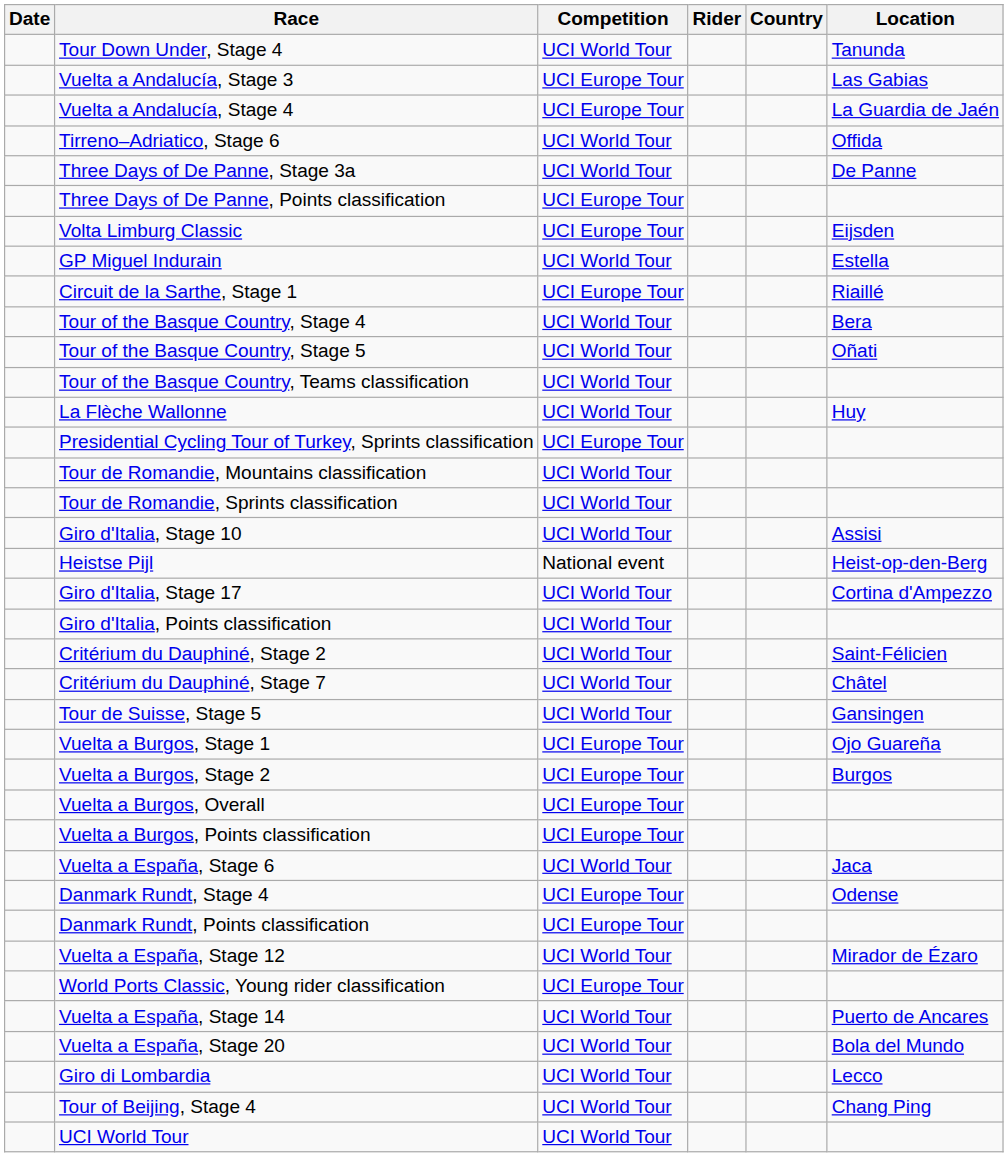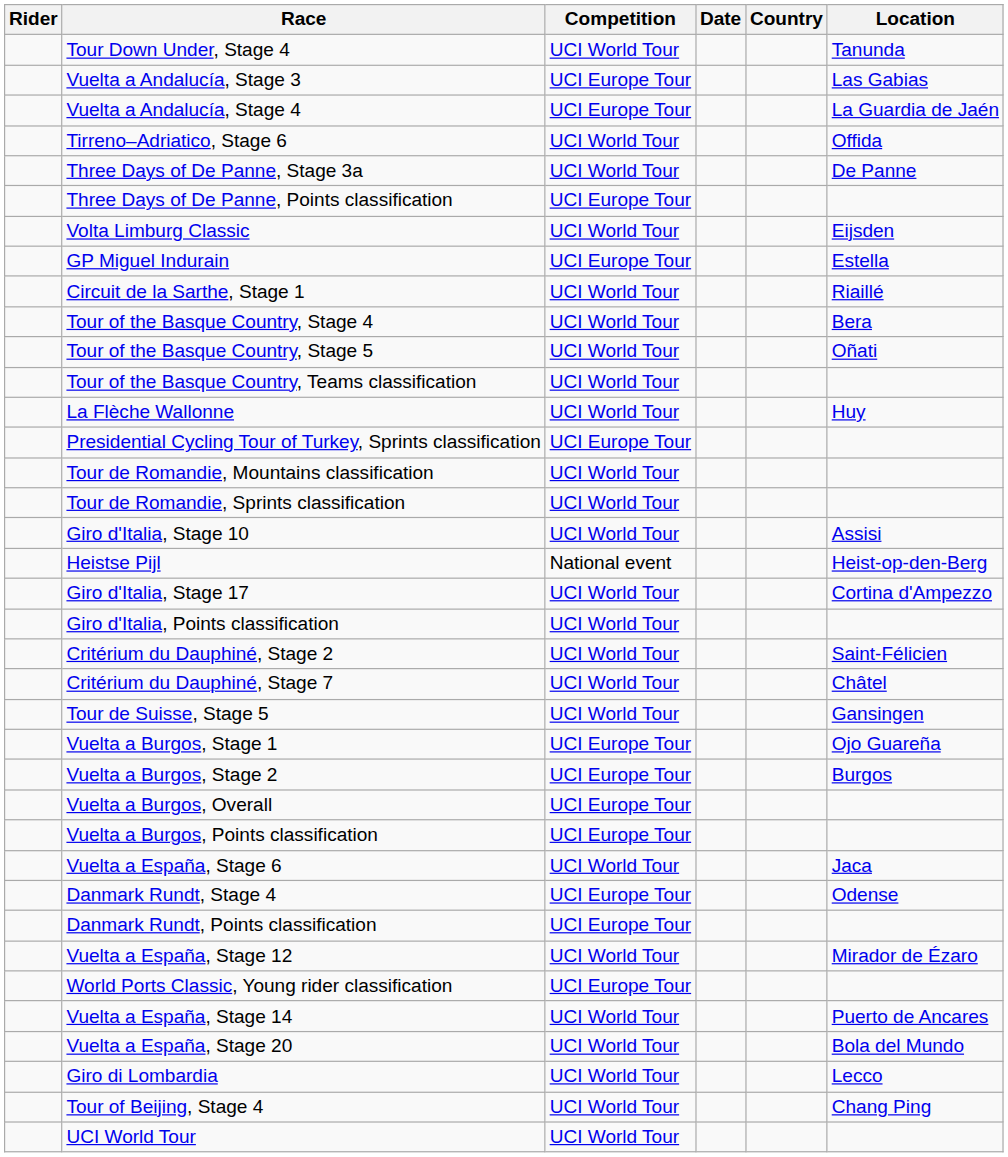columns swapped: (30, 19) <-> (717, 19)
(613, 230) UCI Europe Tour -> (614, 230) UCI World Tour
(607, 261) UCI World Tour -> (620, 261) UCI Europe Tour
(613, 291) UCI Europe Tour -> (614, 291) UCI World Tour
